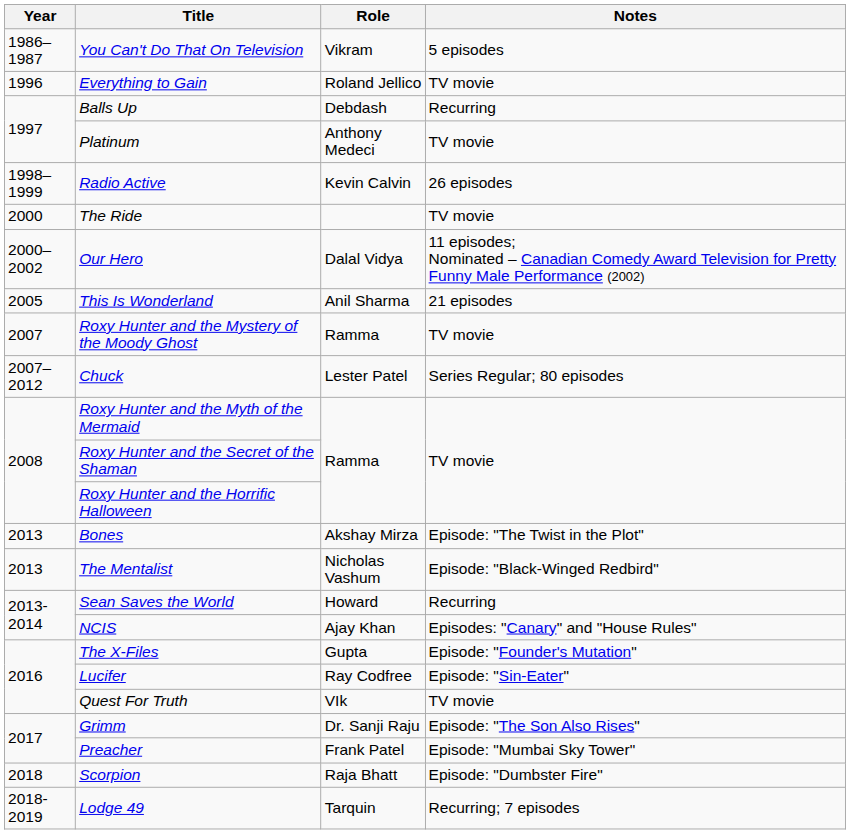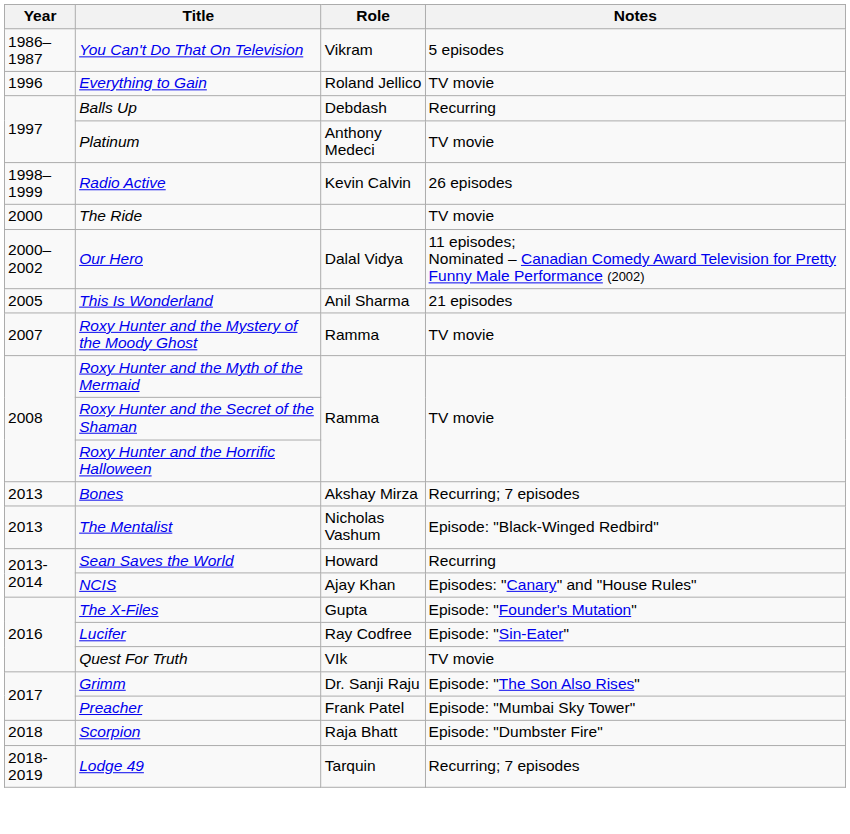- row: (101, 376)
(536, 535) Episode: "The Twist in the Plot" -> (504, 493) Recurring; 7 episodes
